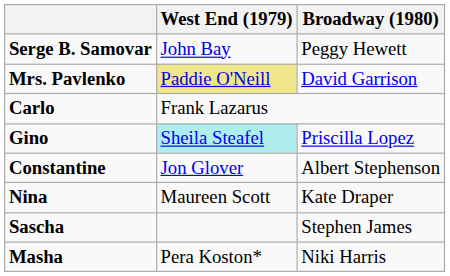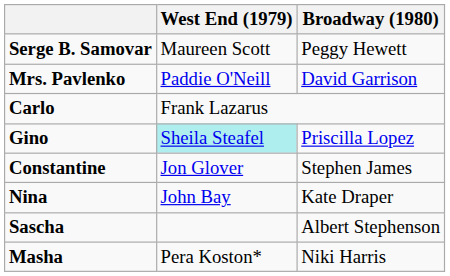(196, 49) John Bay -> (215, 49) Maureen Scott
(215, 78) khaki background -> (215, 78) no background
(371, 167) Albert Stephenson -> (357, 167) Stephen James
(215, 197) Maureen Scott -> (196, 197) John Bay
(357, 227) Stephen James -> (371, 227) Albert Stephenson
